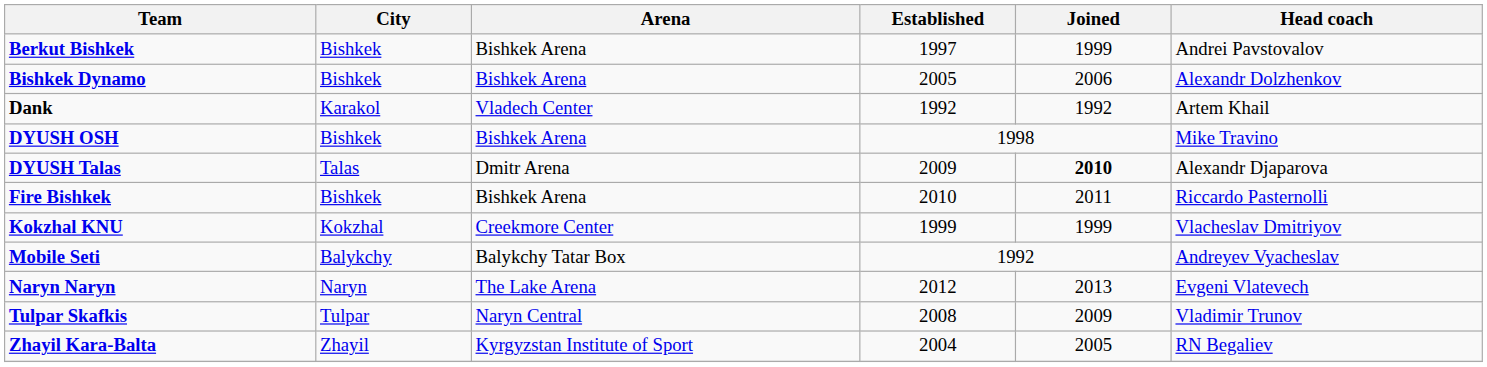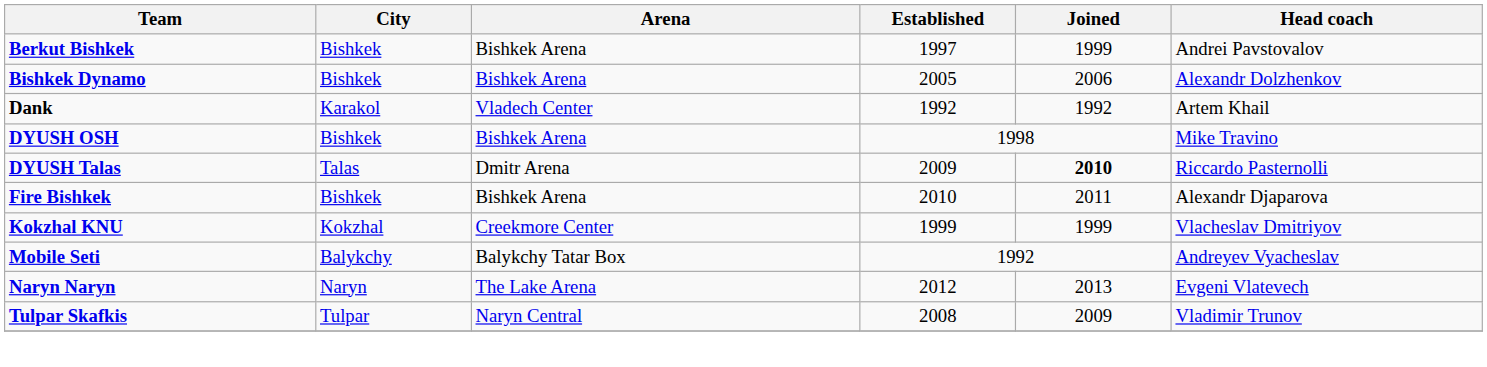(1252, 167) Alexandr Djaparova -> (1252, 167) Riccardo Pasternolli
(1252, 197) Riccardo Pasternolli -> (1252, 197) Alexandr Djaparova
- row: (82, 345)
